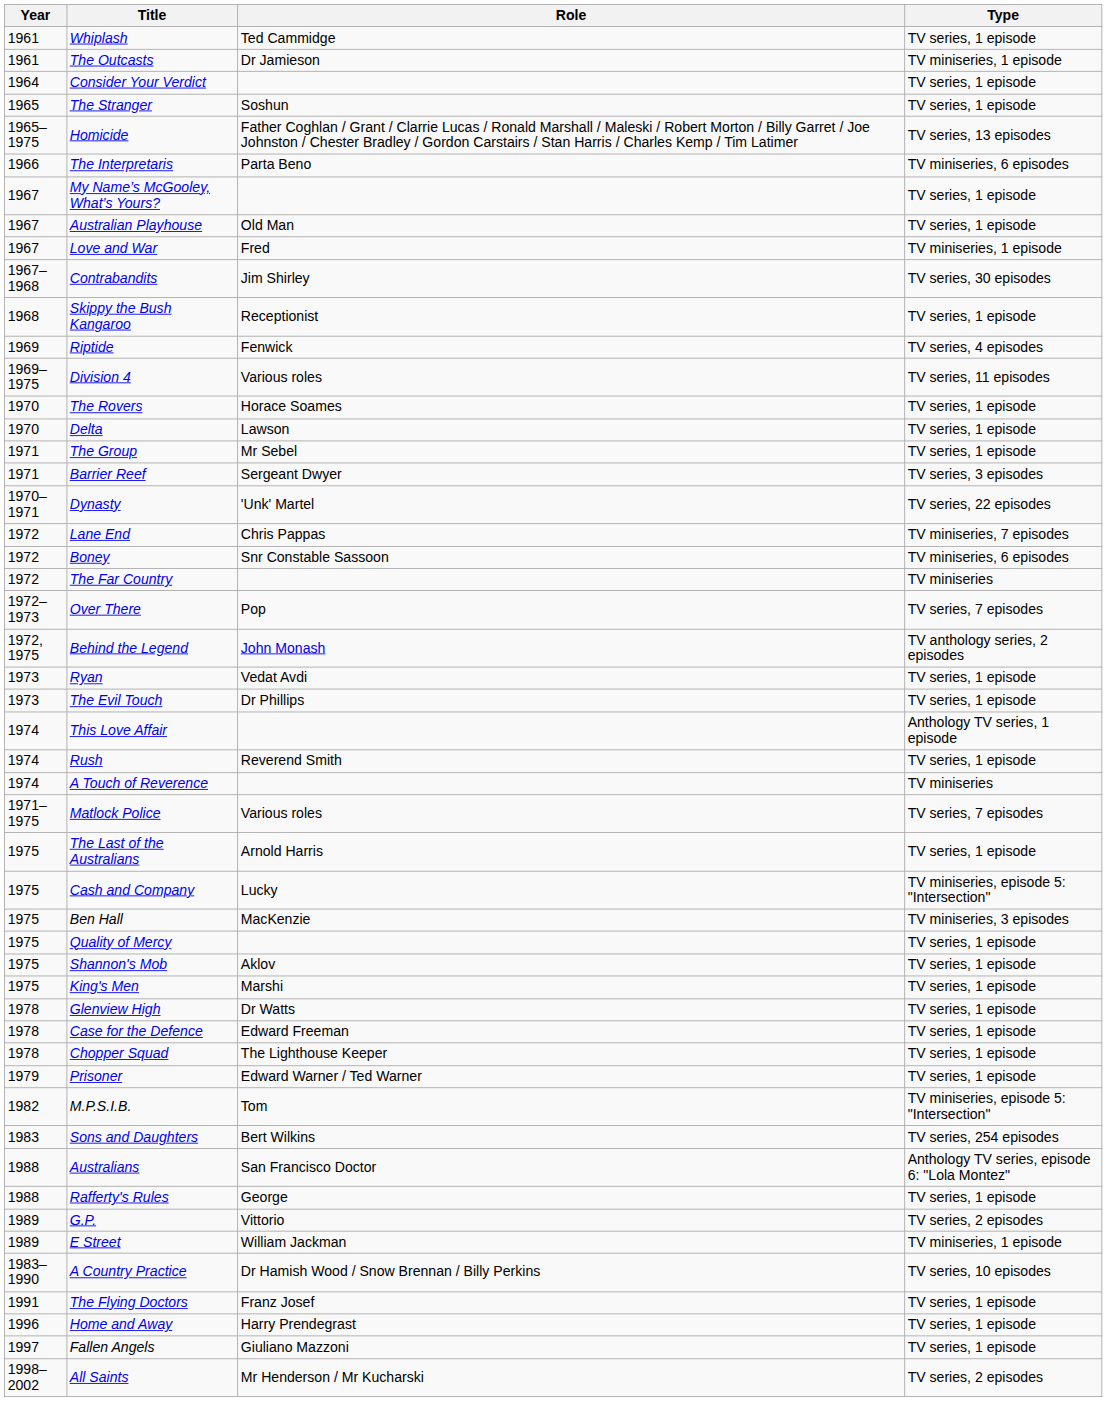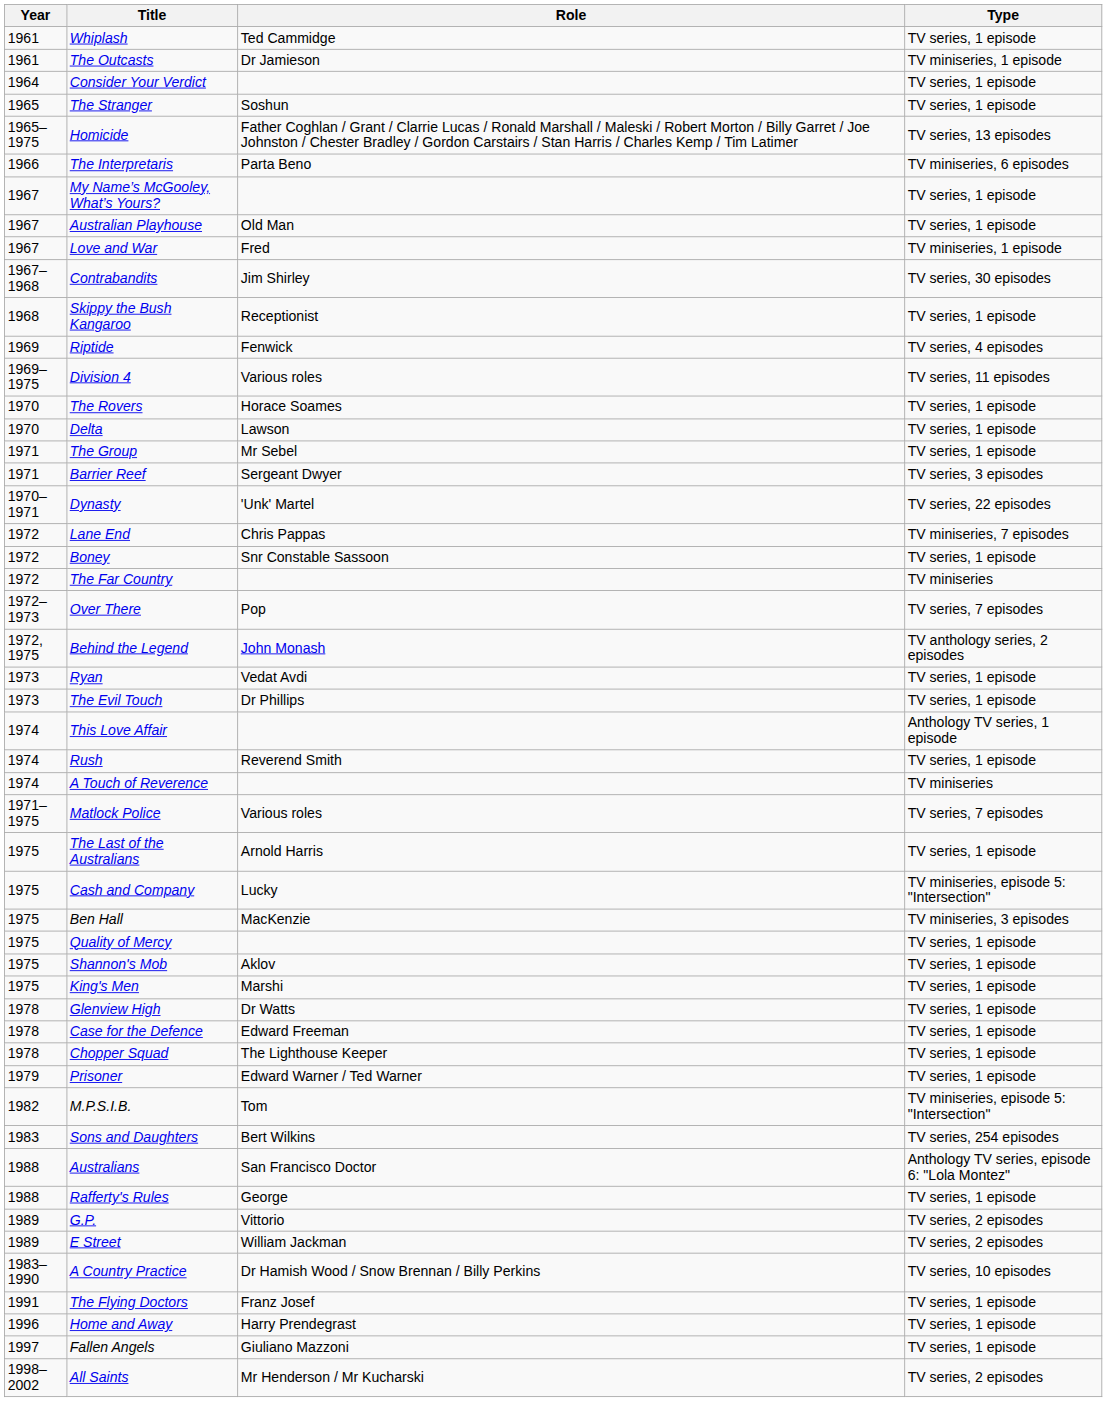(988, 557) TV miniseries, 6 episodes -> (972, 557) TV series, 1 episode
(985, 1242) TV miniseries, 1 episode -> (975, 1242) TV series, 2 episodes
